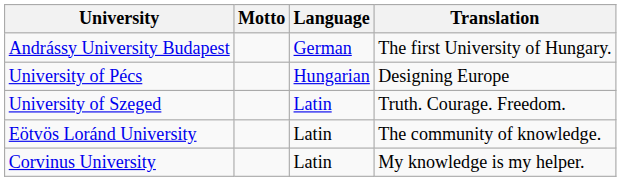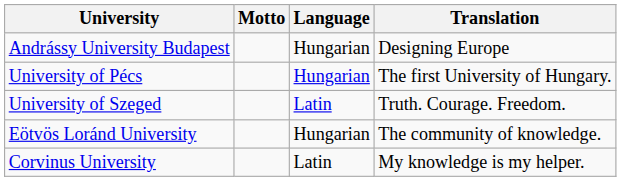(323, 47) German -> (332, 47) Hungarian
(495, 47) The first University of Hungary. -> (444, 47) Designing Europe
(444, 76) Designing Europe -> (495, 76) The first University of Hungary.
(313, 133) Latin -> (332, 133) Hungarian
